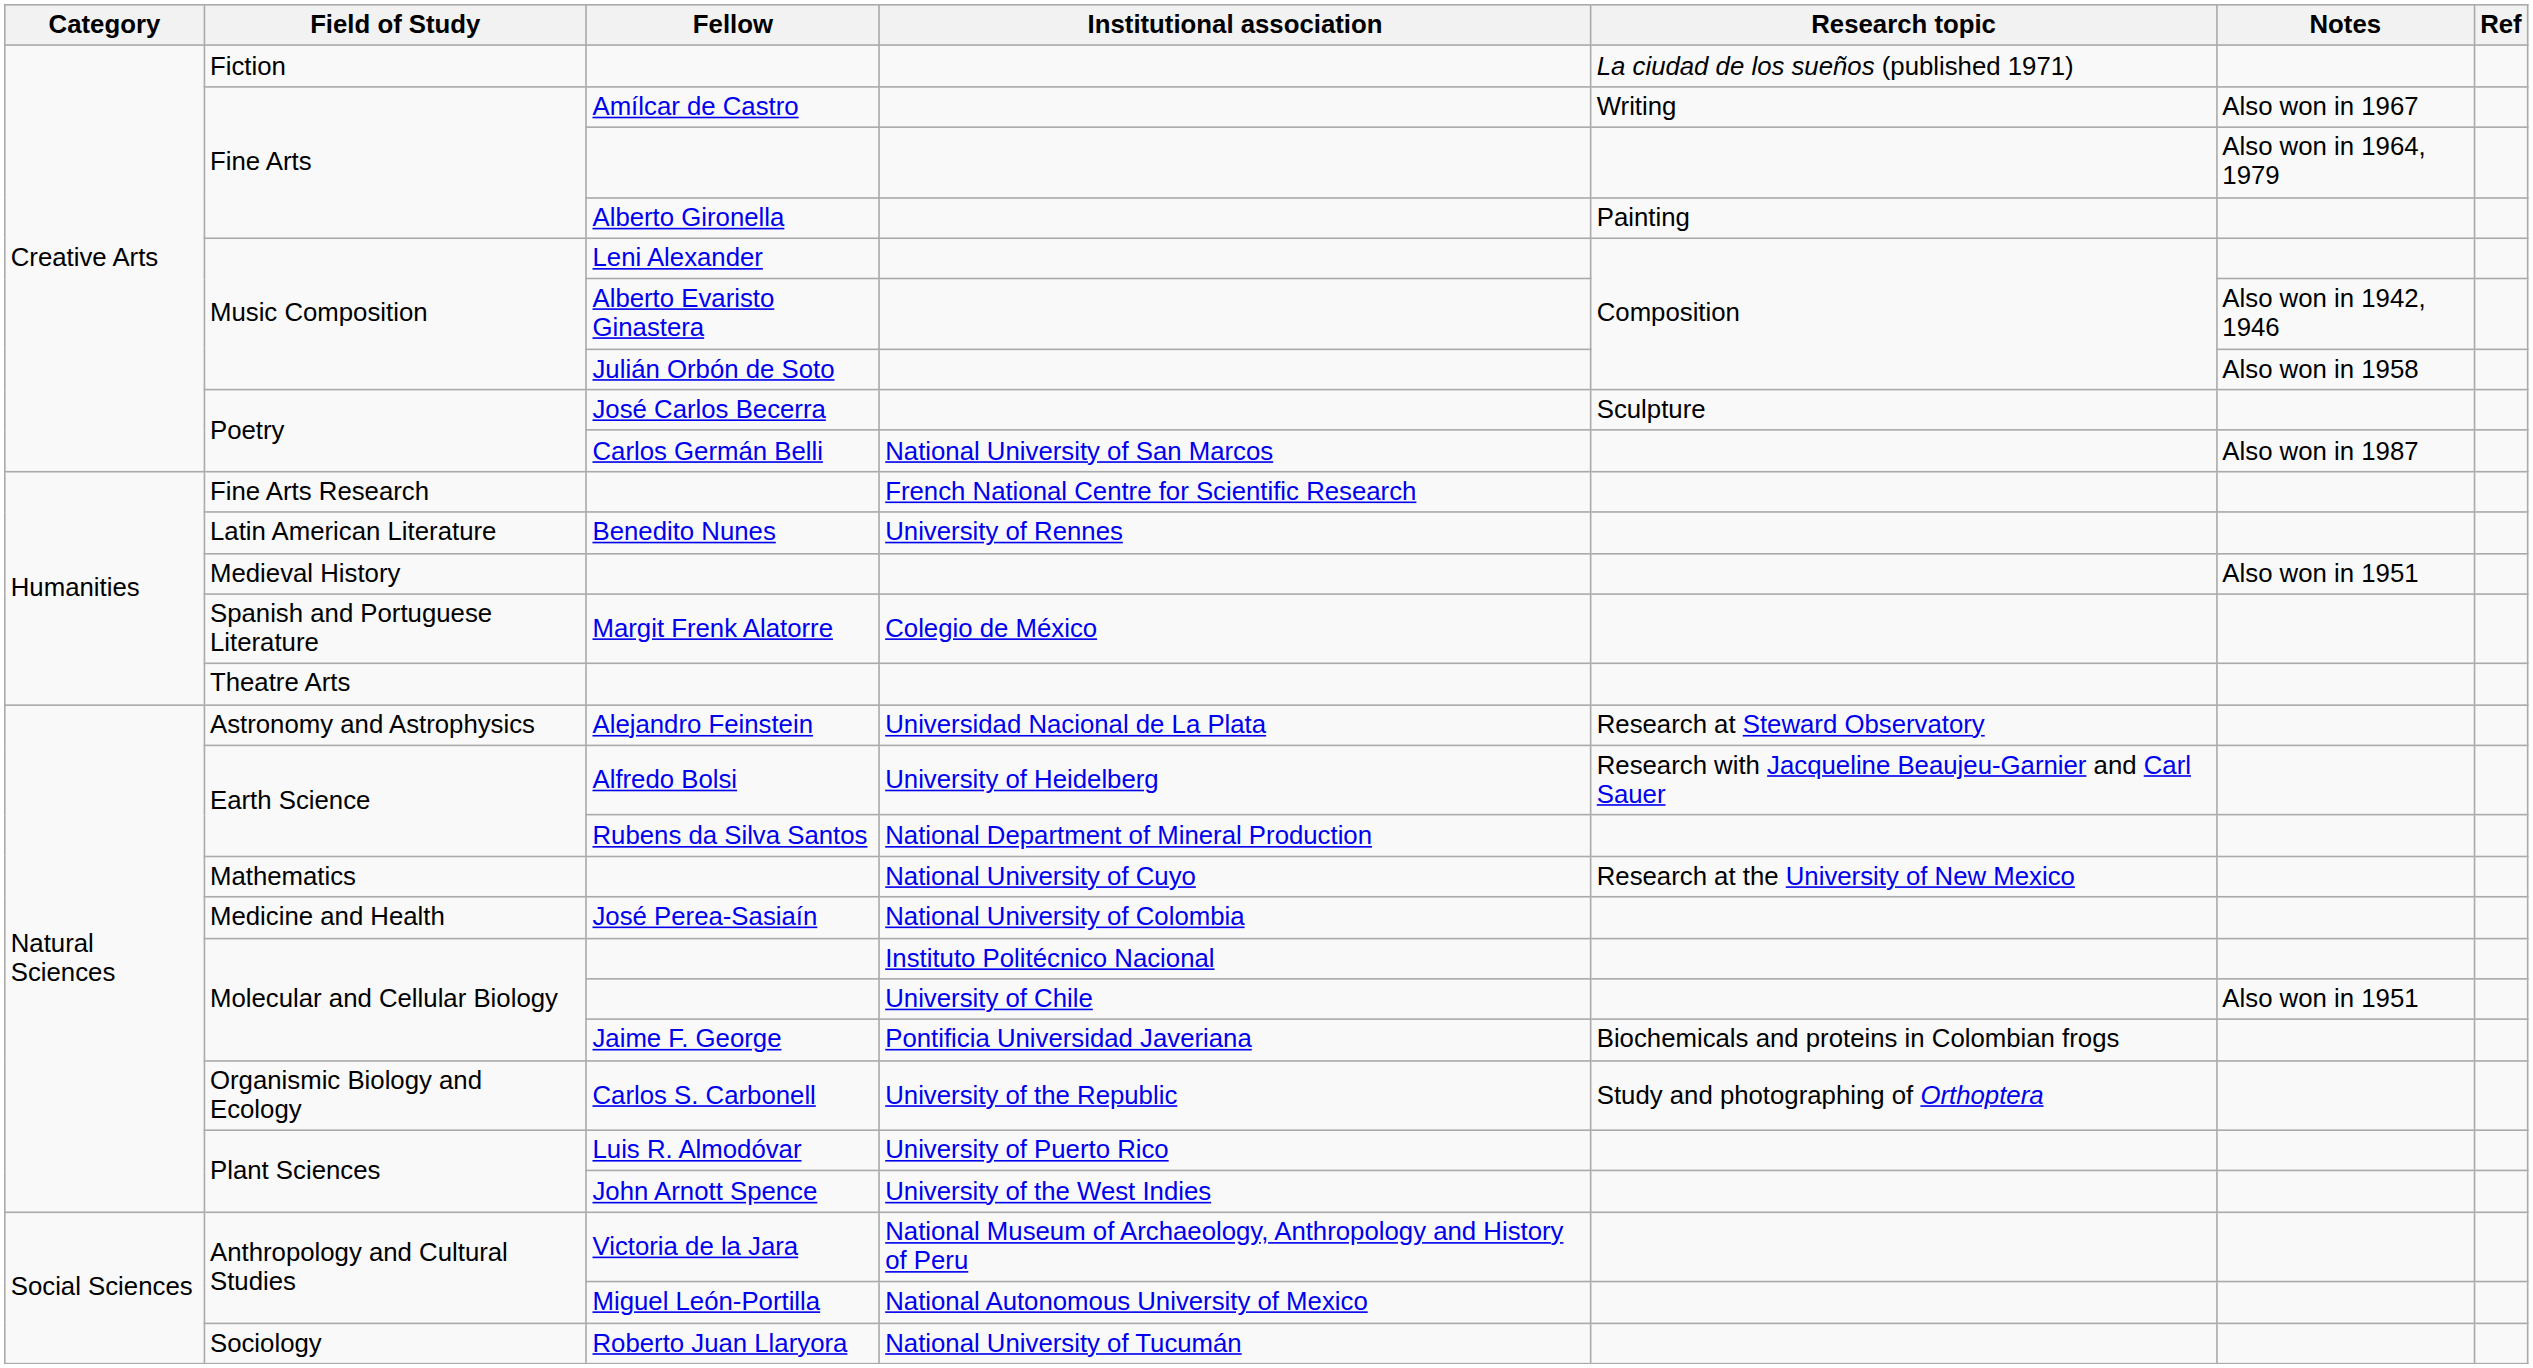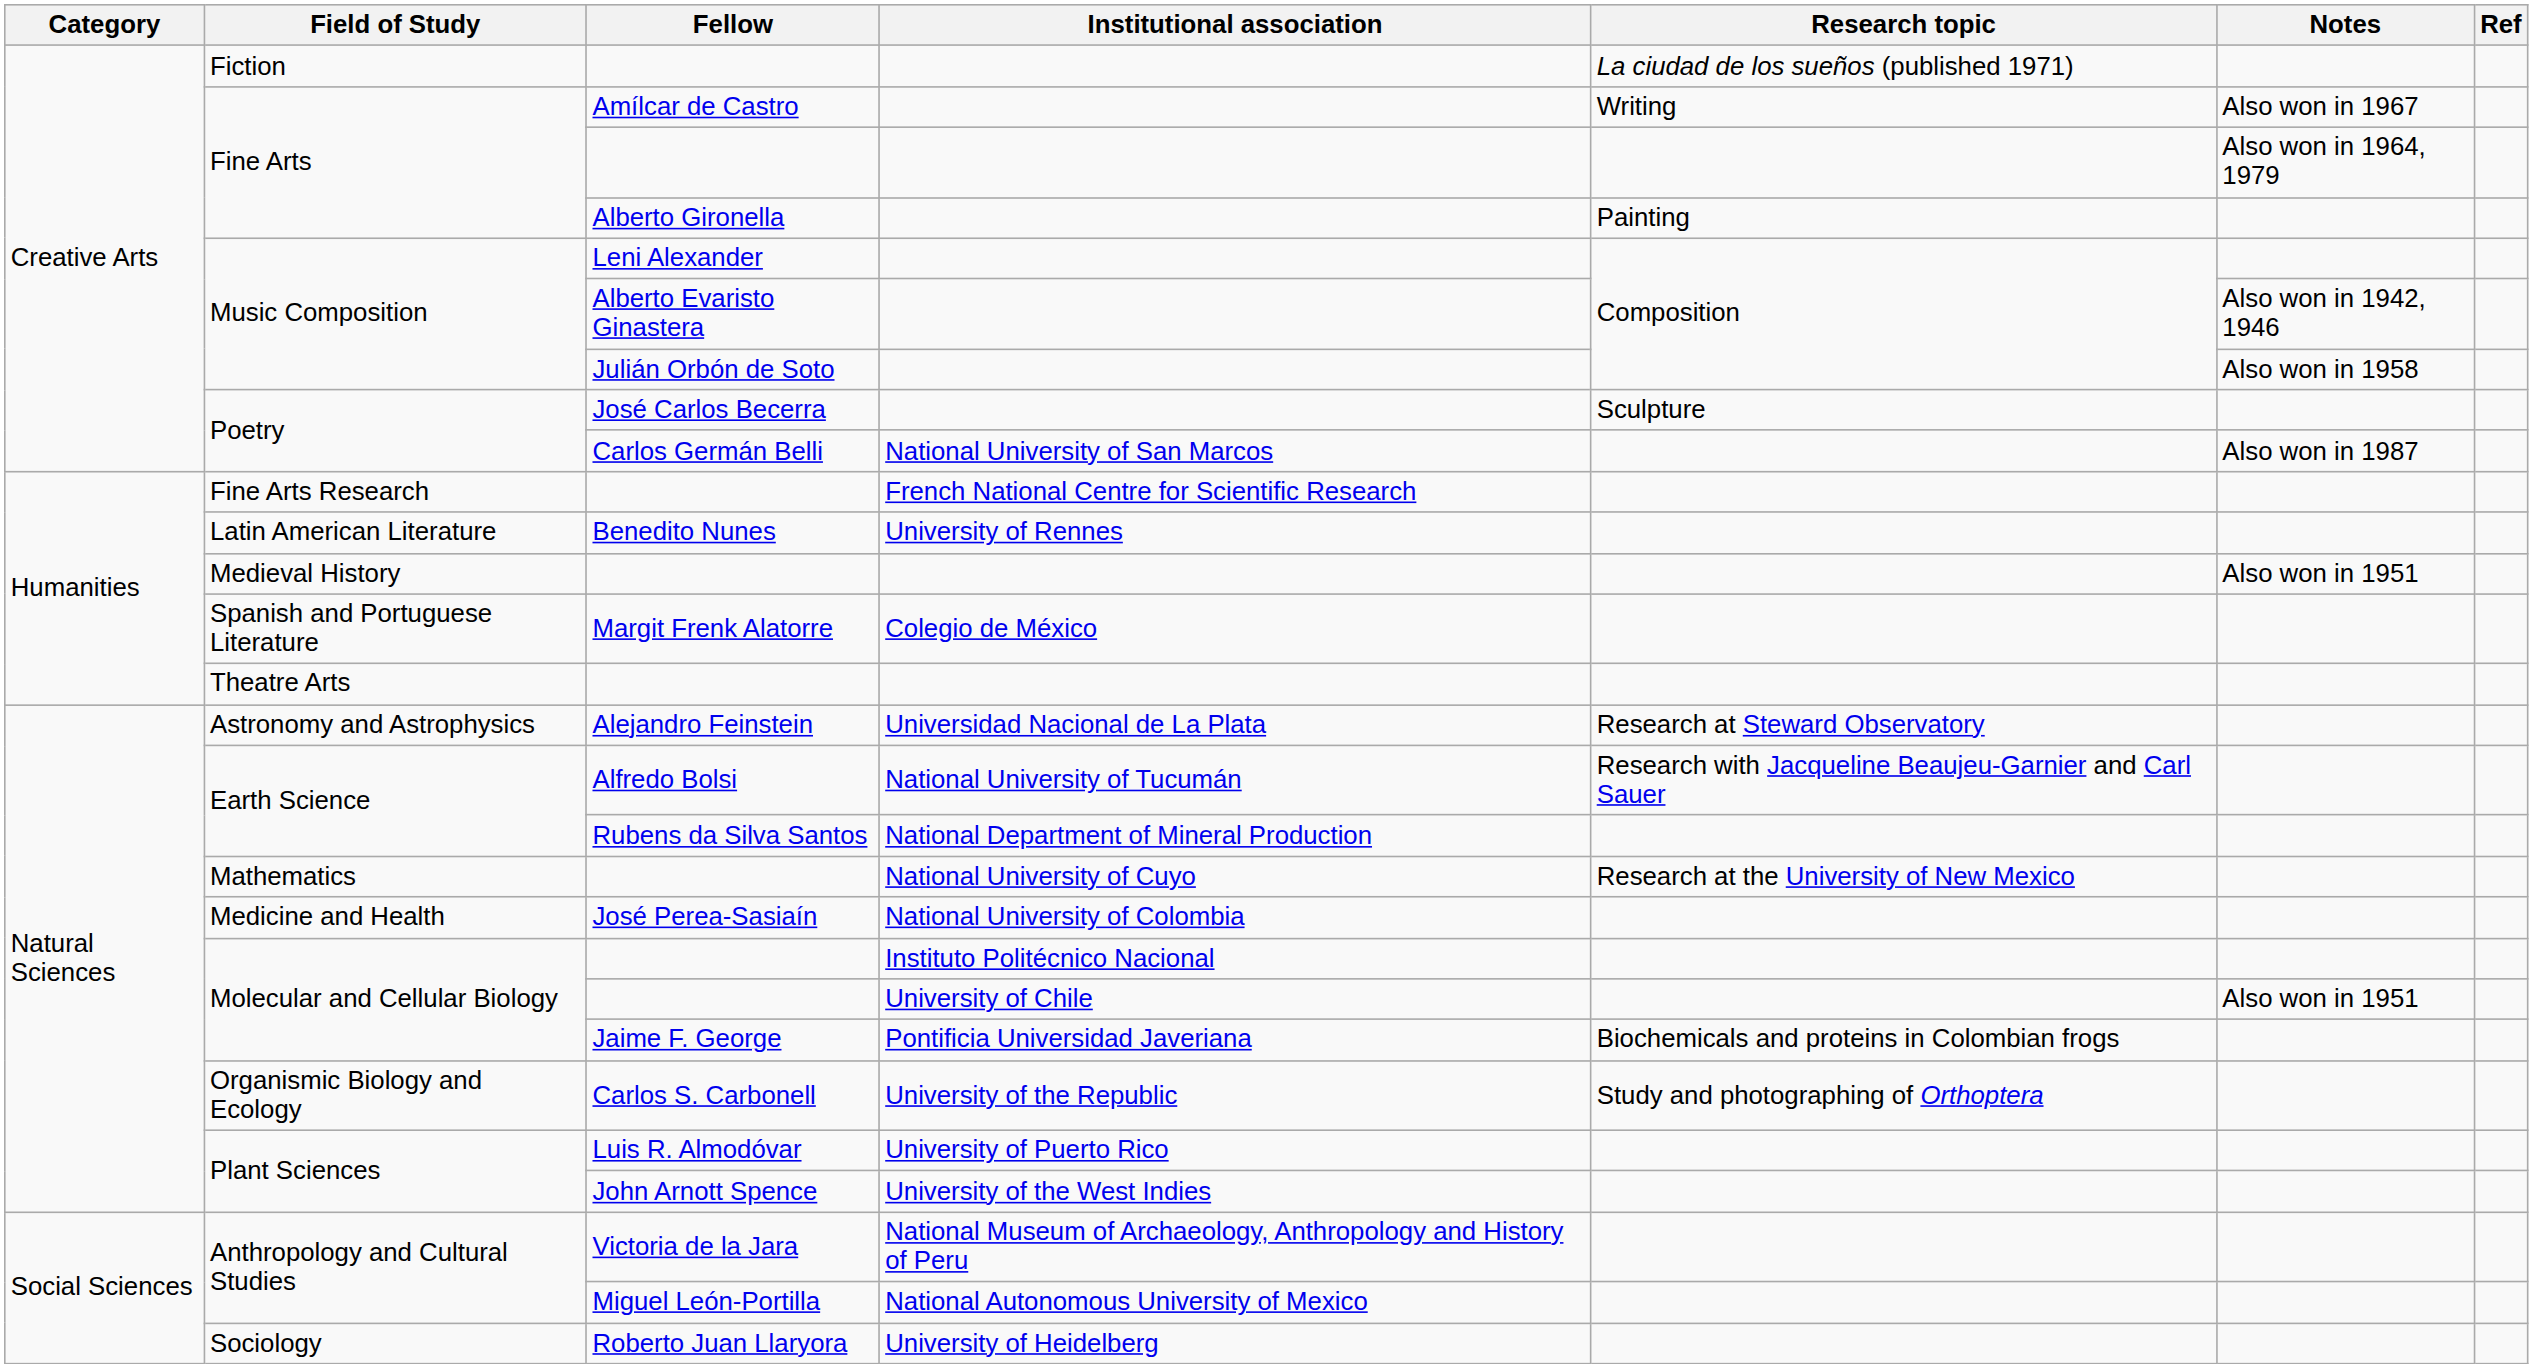(1022, 780) University of Heidelberg -> (1063, 780) National University of Tucumán
(1063, 1342) National University of Tucumán -> (1022, 1342) University of Heidelberg
